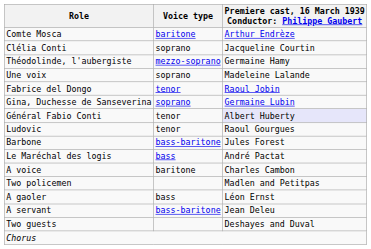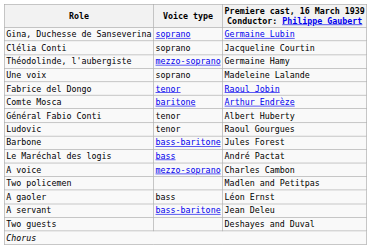rows swapped: (79, 102) <-> (34, 34)
(260, 116) lavender background -> (260, 116) no background
(176, 170) baritone -> (188, 170) mezzo-soprano
